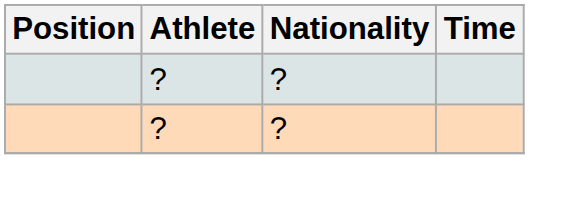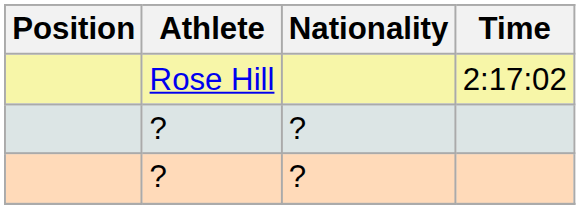+ row: (212, 78)
